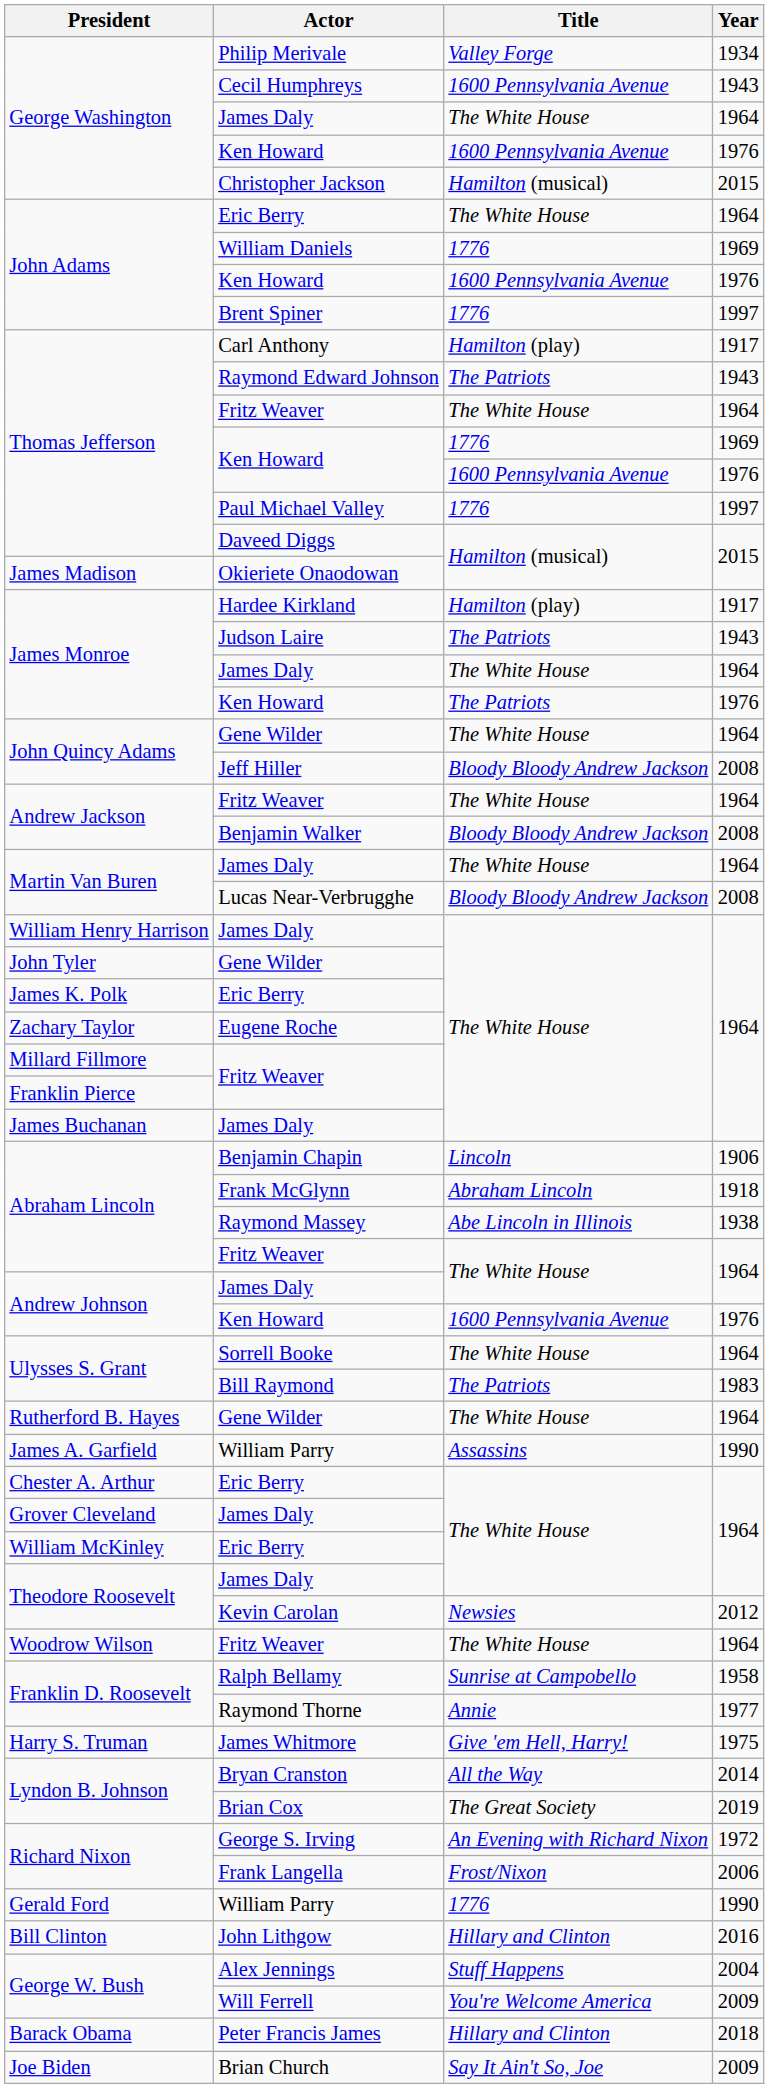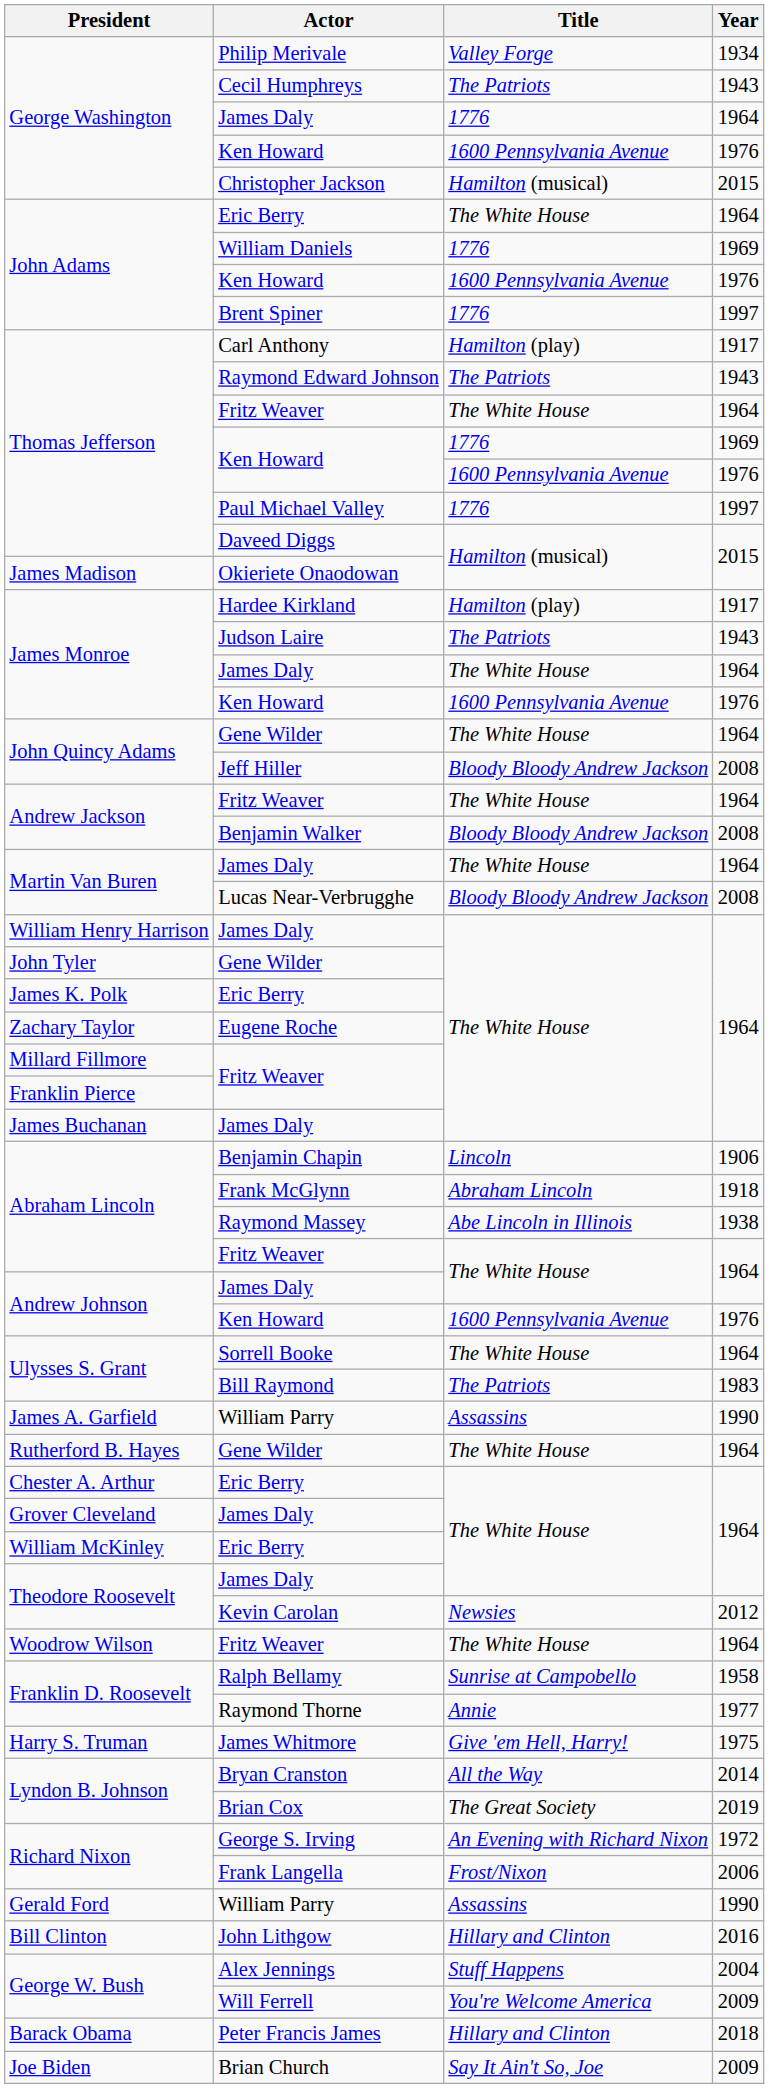(558, 85) 1600 Pennsylvania Avenue -> (499, 85) The Patriots
(519, 118) The White House -> (469, 118) 1776
(499, 702) The Patriots -> (558, 702) 1600 Pennsylvania Avenue
rows swapped: (94, 1417) <-> (83, 1449)
(469, 1904) 1776 -> (488, 1904) Assassins
